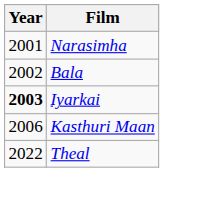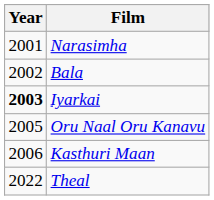+ row: (128, 126)
